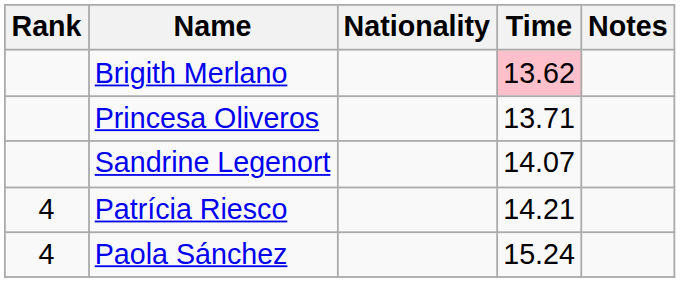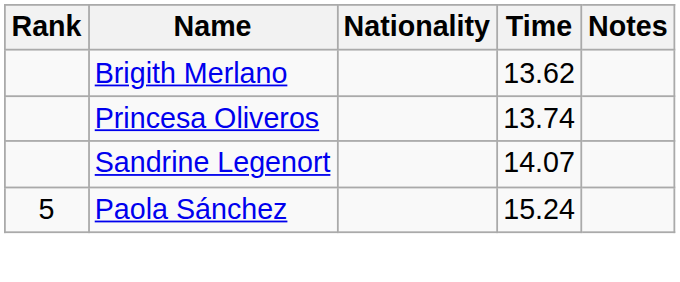(539, 72) pink background -> (539, 72) no background
(539, 118) 13.71 -> (539, 118) 13.74
- row: (191, 208)
(47, 254) 4 -> (47, 208) 5
